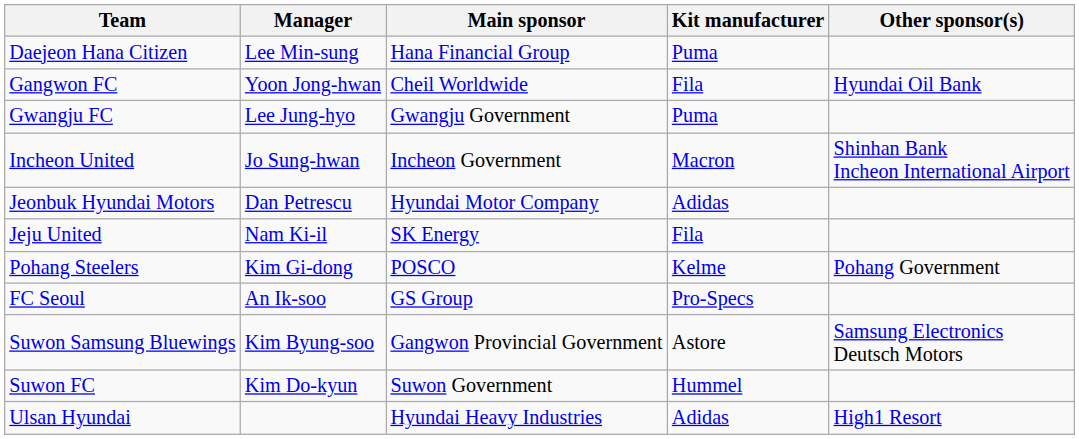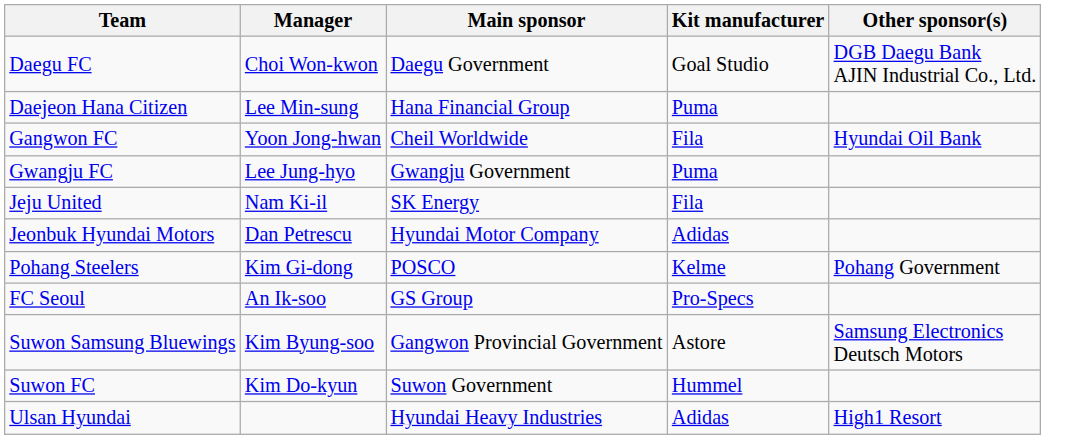+ row: (50, 63)
- row: (72, 159)
rows swapped: (55, 235) <-> (112, 203)
